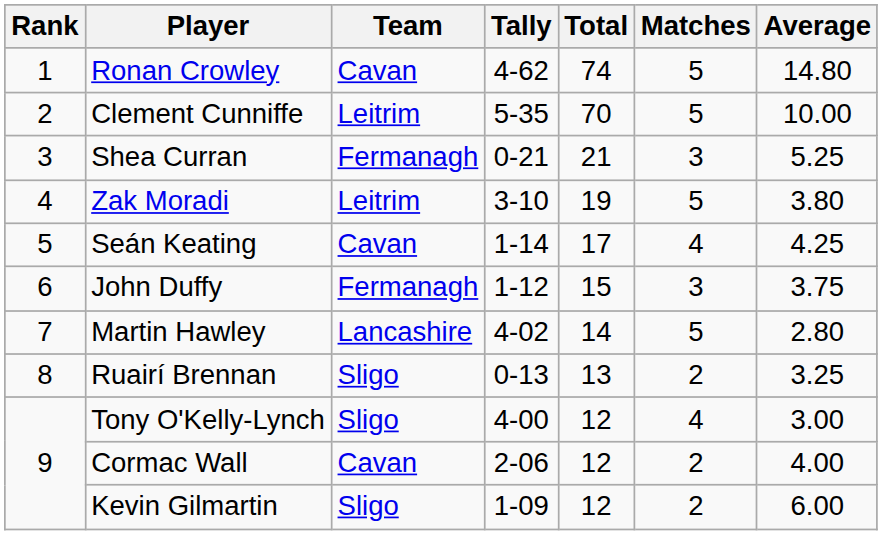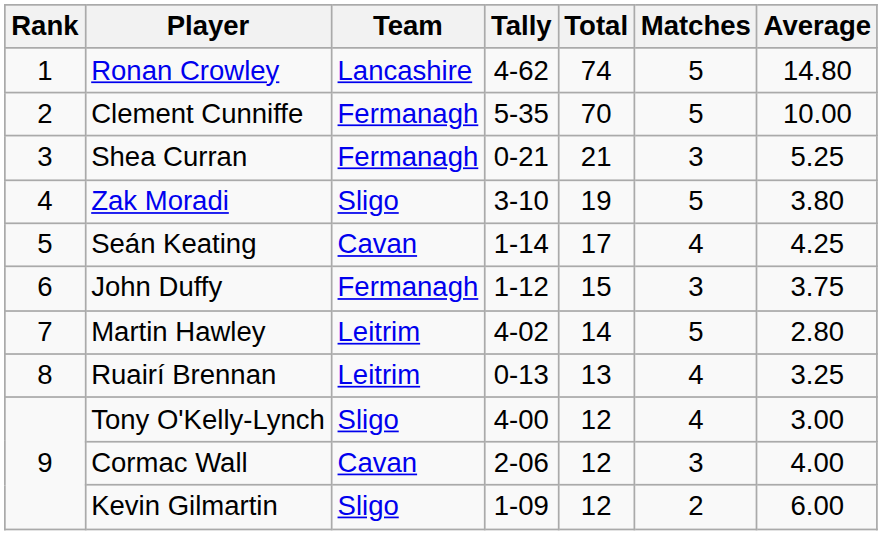(377, 69) Cavan -> (405, 69) Lancashire
(379, 113) Leitrim -> (408, 113) Fermanagh
(379, 200) Leitrim -> (368, 200) Sligo
(405, 331) Lancashire -> (379, 331) Leitrim
(368, 375) Sligo -> (379, 375) Leitrim
(696, 375) 2 -> (696, 375) 4
(696, 462) 2 -> (696, 462) 3
